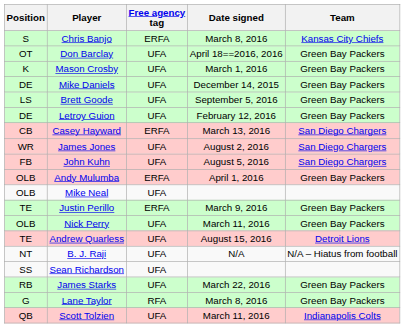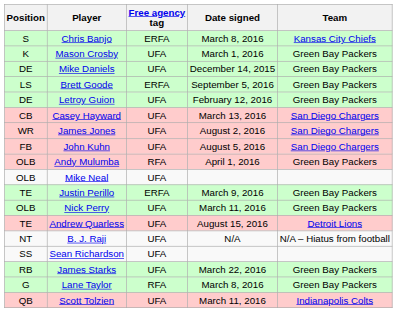- row: (87, 54)
(157, 100) UFA -> (157, 85) ERFA
(157, 131) ERFA -> (157, 115) UFA
(157, 177) ERFA -> (157, 162) RFA
